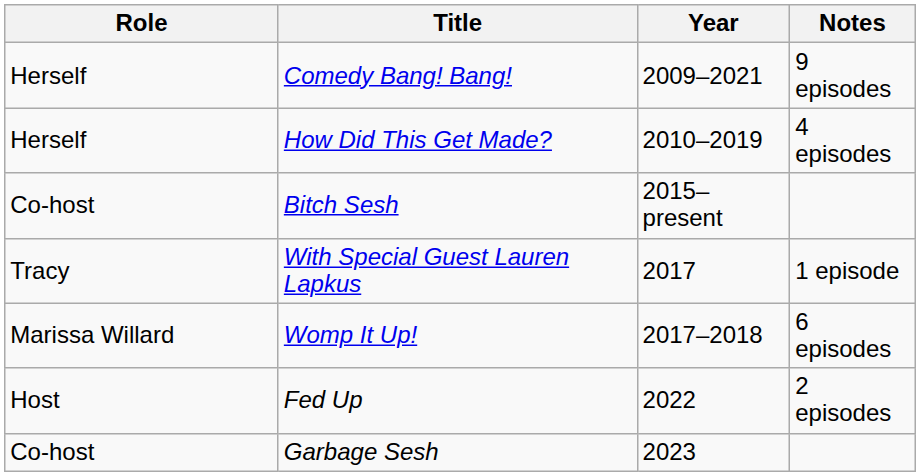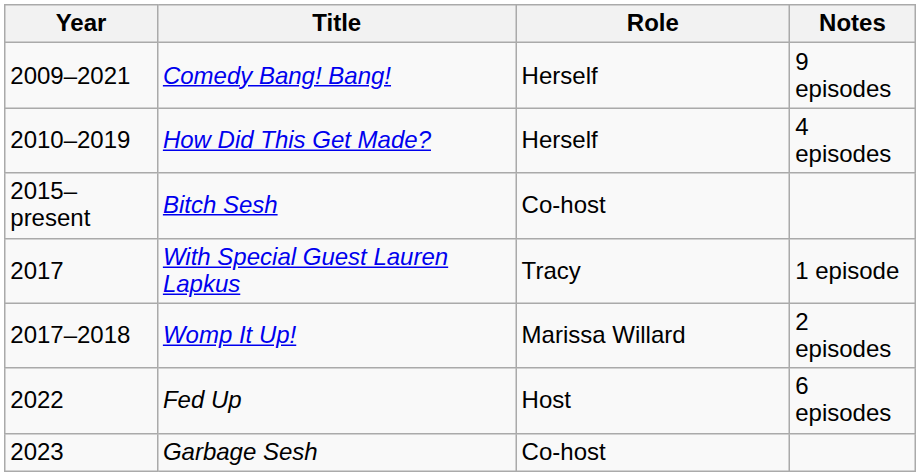columns swapped: (713, 23) <-> (142, 23)
(843, 335) 6 episodes -> (843, 335) 2 episodes
(843, 400) 2 episodes -> (843, 400) 6 episodes
